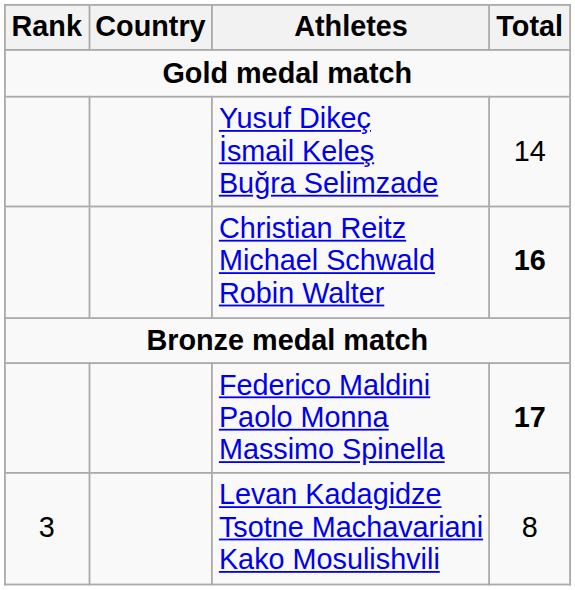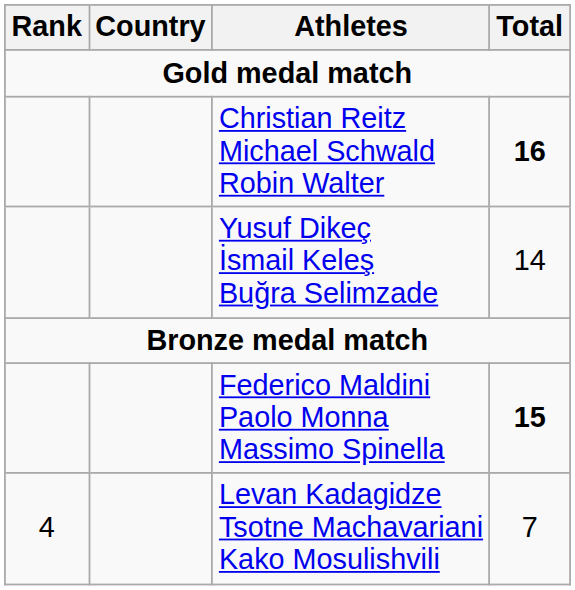rows swapped: (327, 261) <-> (329, 151)
(530, 417) 17 -> (530, 417) 15
(47, 528) 3 -> (47, 528) 4
(530, 528) 8 -> (530, 528) 7
